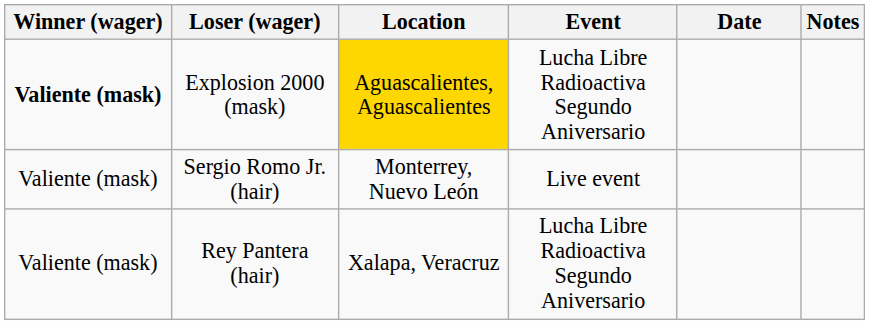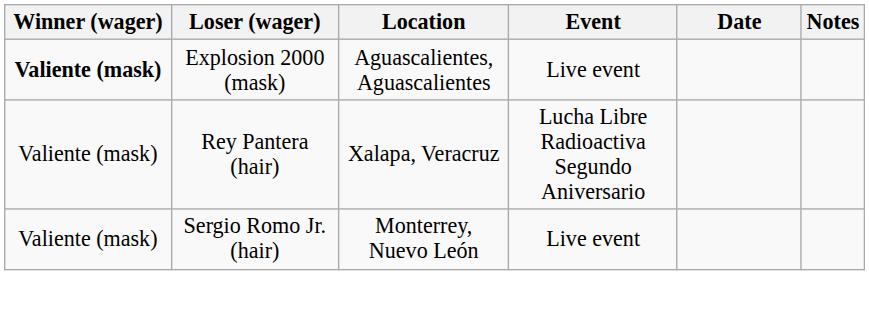(424, 94) gold background -> (424, 69) no background
(593, 94) Lucha Libre Radioactiva Segundo Aniversario -> (593, 69) Live event
rows swapped: (255, 178) <-> (255, 263)
